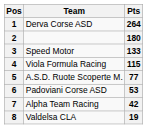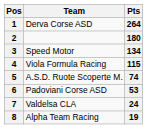(134, 50) 133 -> (134, 50) 134
(134, 77) 77 -> (134, 77) 74
(62, 104) Alpha Team Racing -> (51, 104) Valdelsa CLA
(134, 104) 42 -> (134, 104) 24
(51, 117) Valdelsa CLA -> (62, 117) Alpha Team Racing
